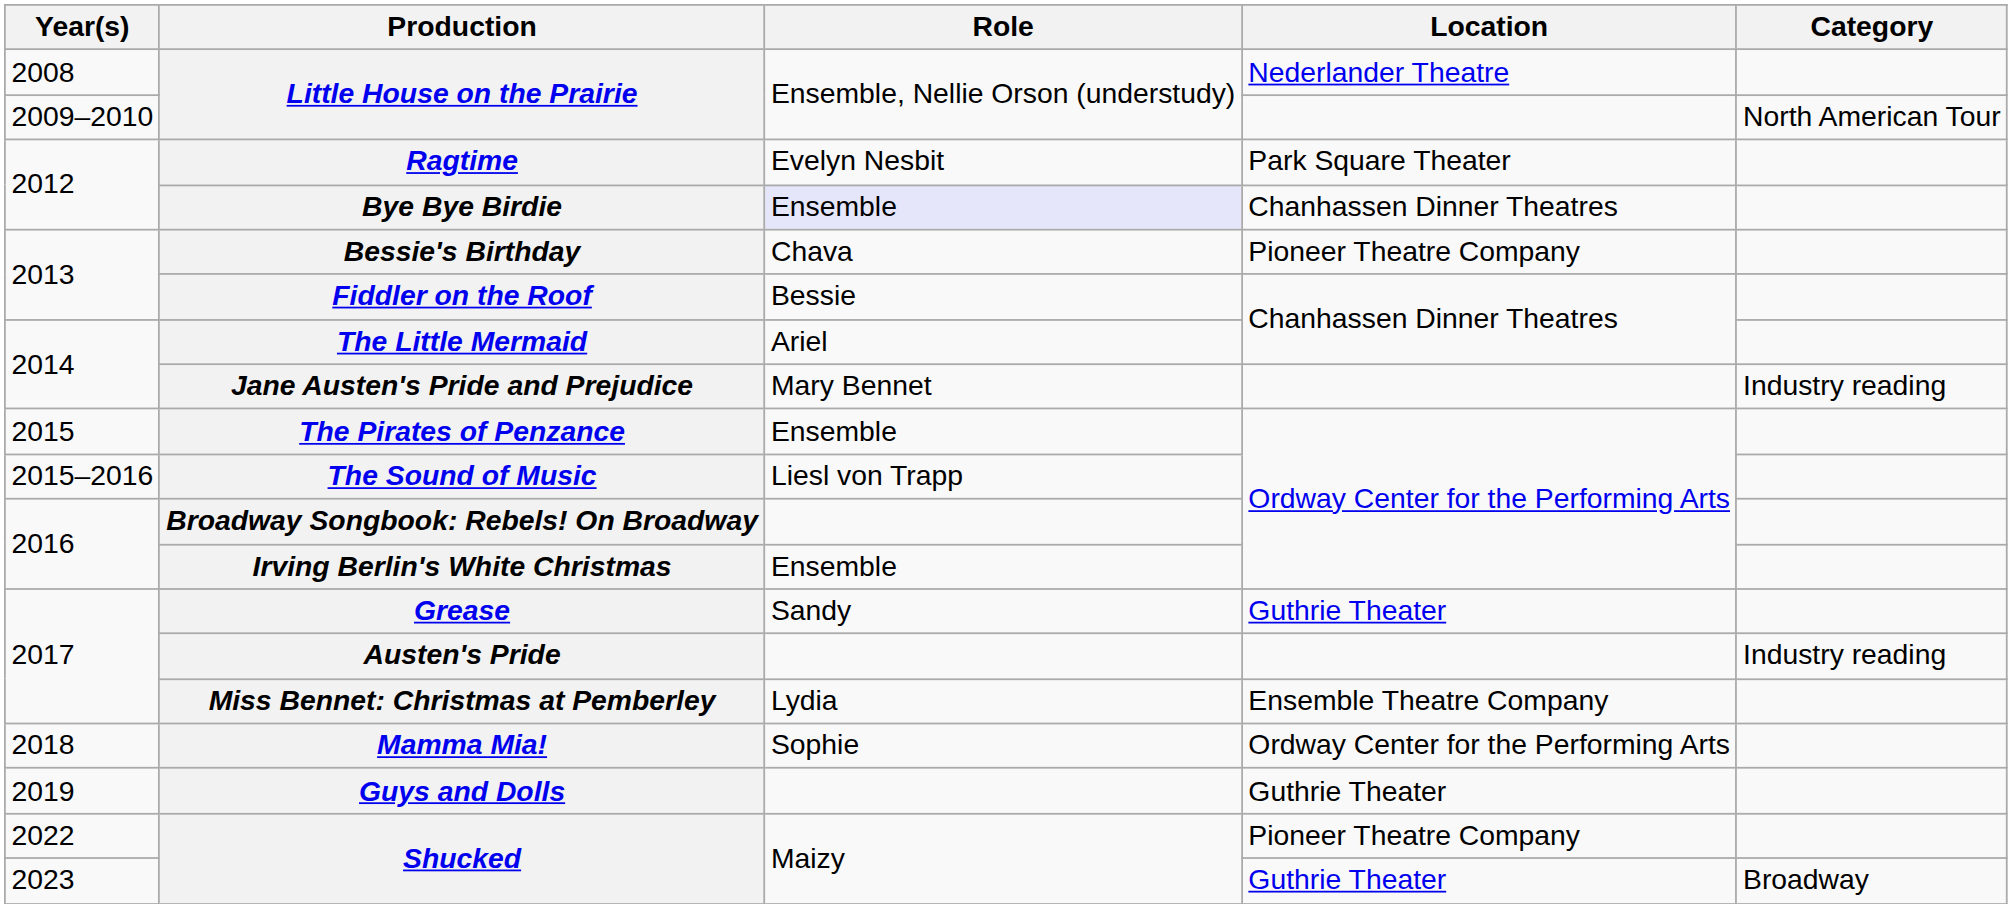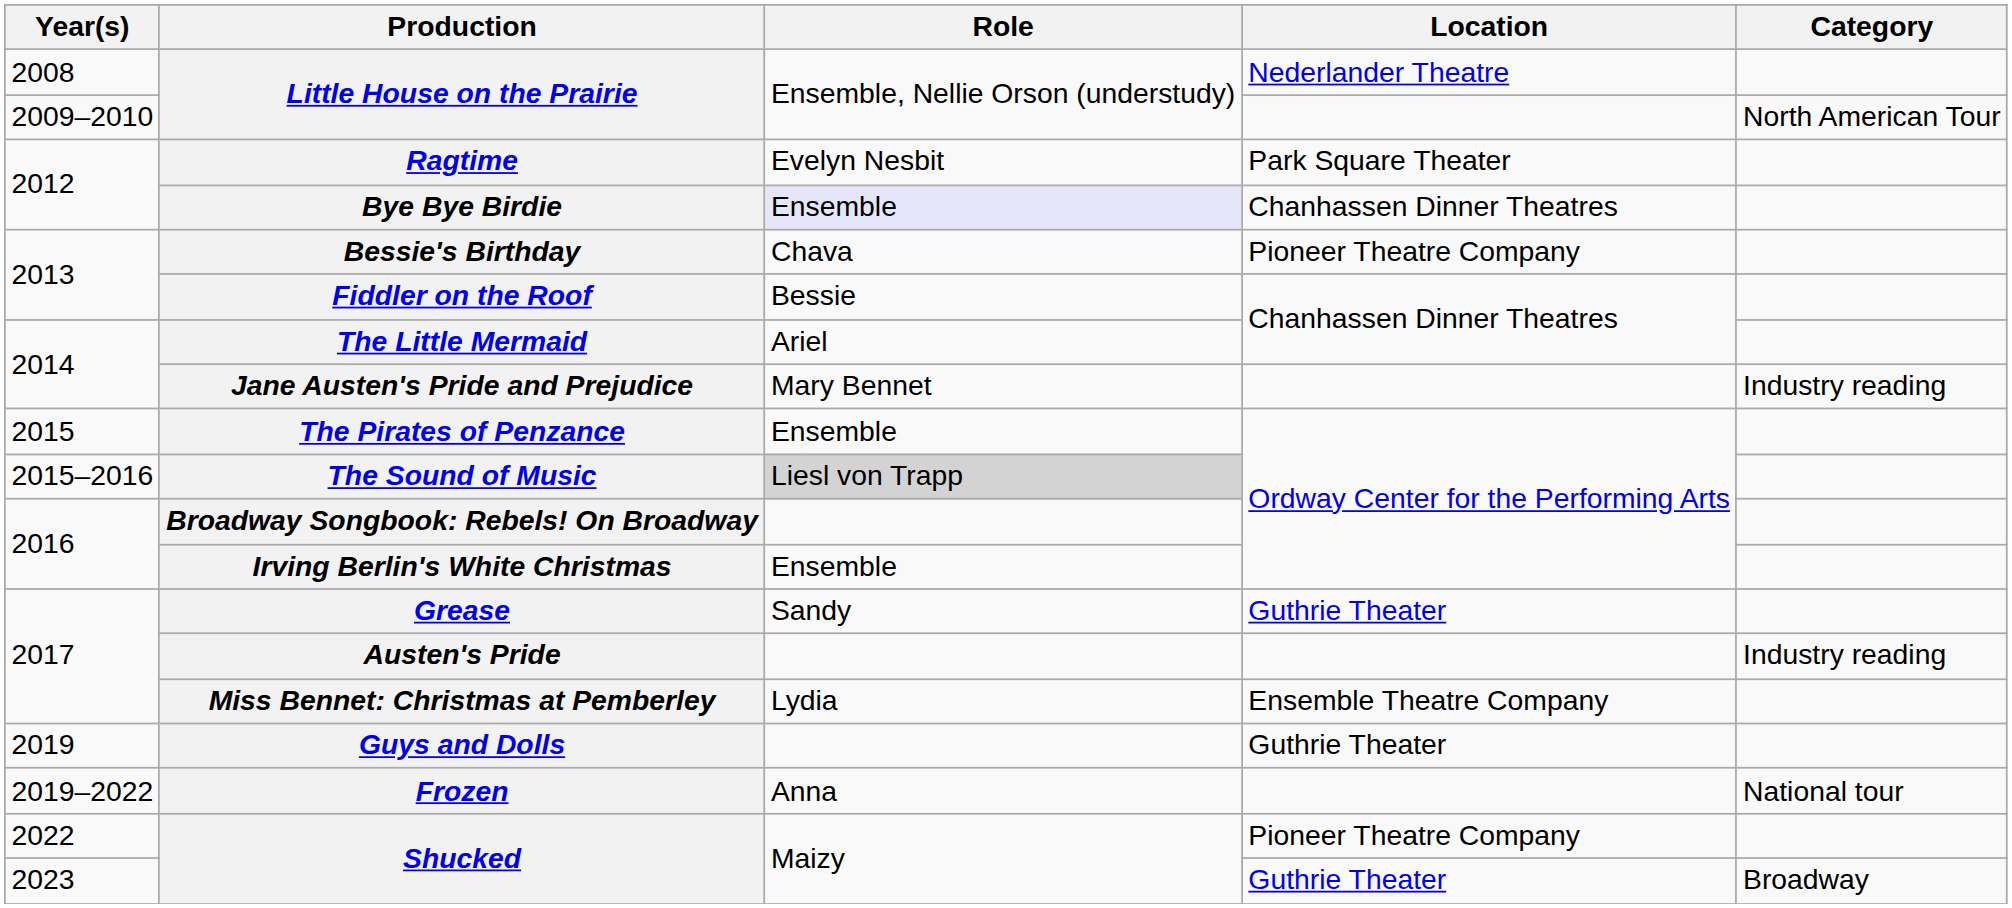(867, 476) no background -> (867, 476) lightgrey background
- row: (43, 745)
+ row: (82, 790)
